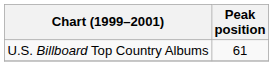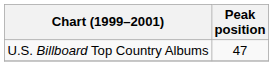(240, 50) 61 -> (240, 50) 47
